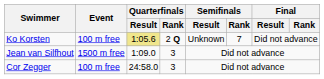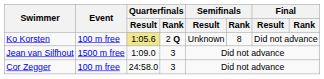(239, 39) 7 -> (239, 39) 8
